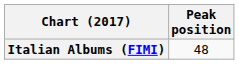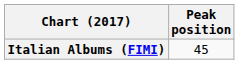(201, 49) 48 -> (201, 49) 45
